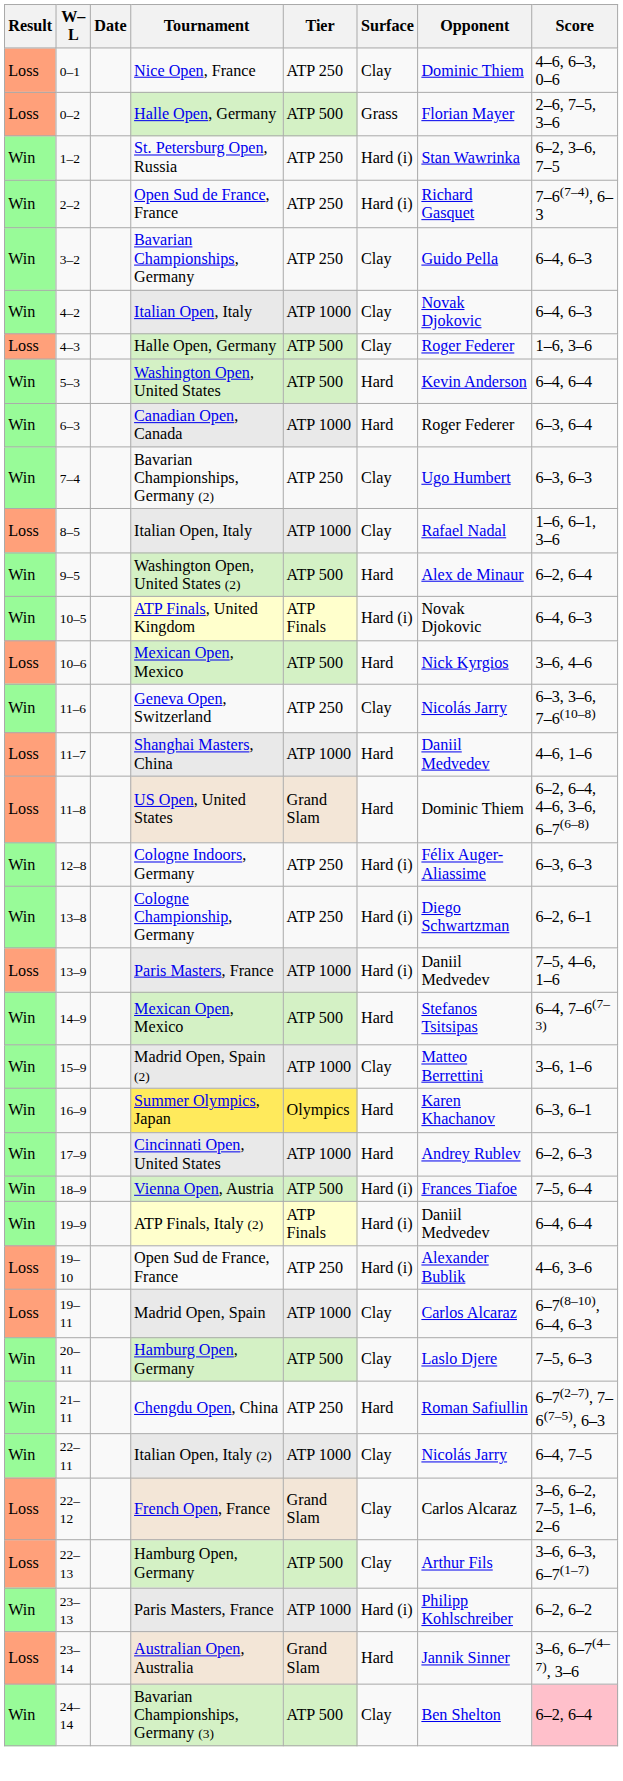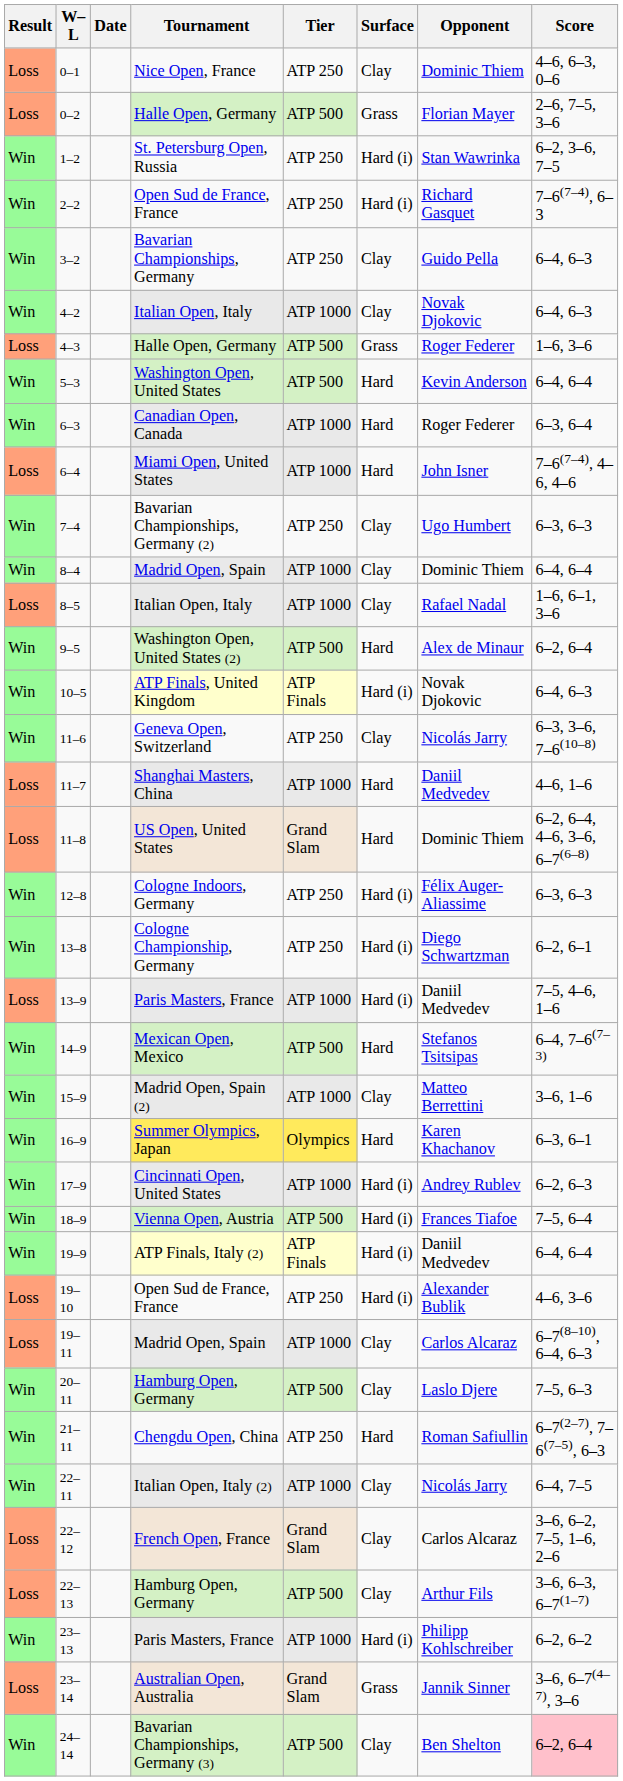(376, 346) Clay -> (379, 346) Grass
+ row: (70, 472)
+ row: (70, 570)
- row: (73, 663)
(377, 1154) Hard -> (387, 1184) Hard (i)
(377, 1657) Hard -> (379, 1687) Grass
